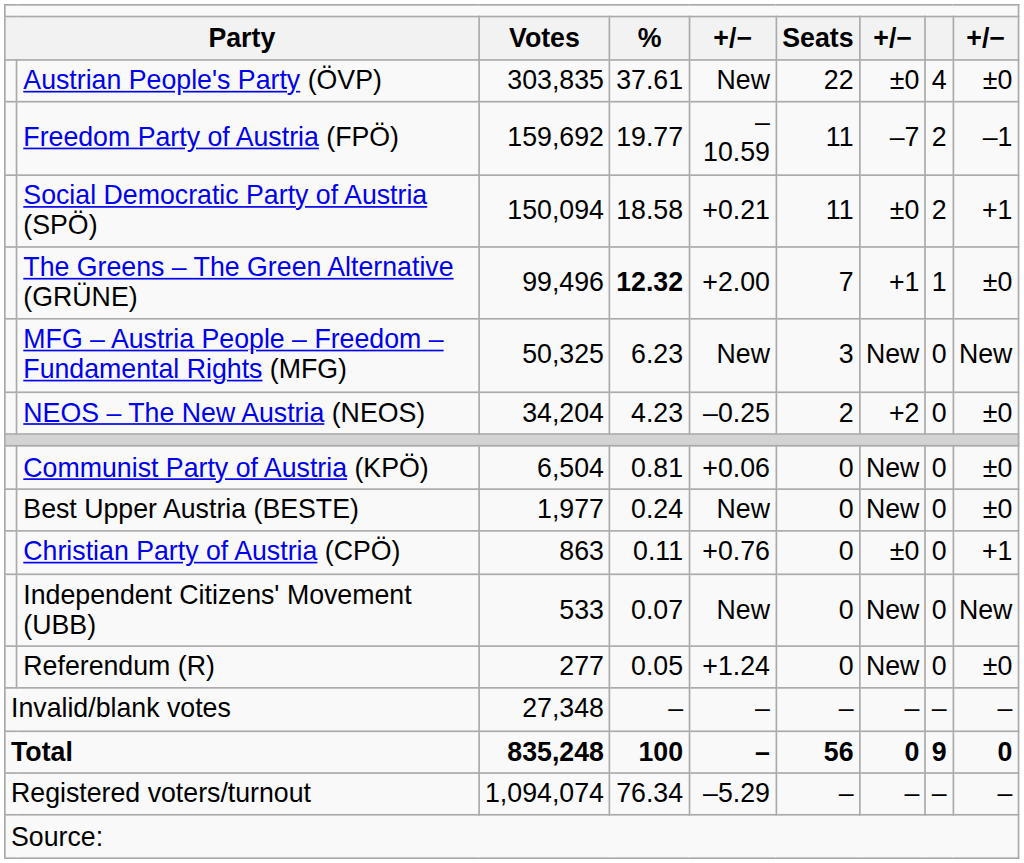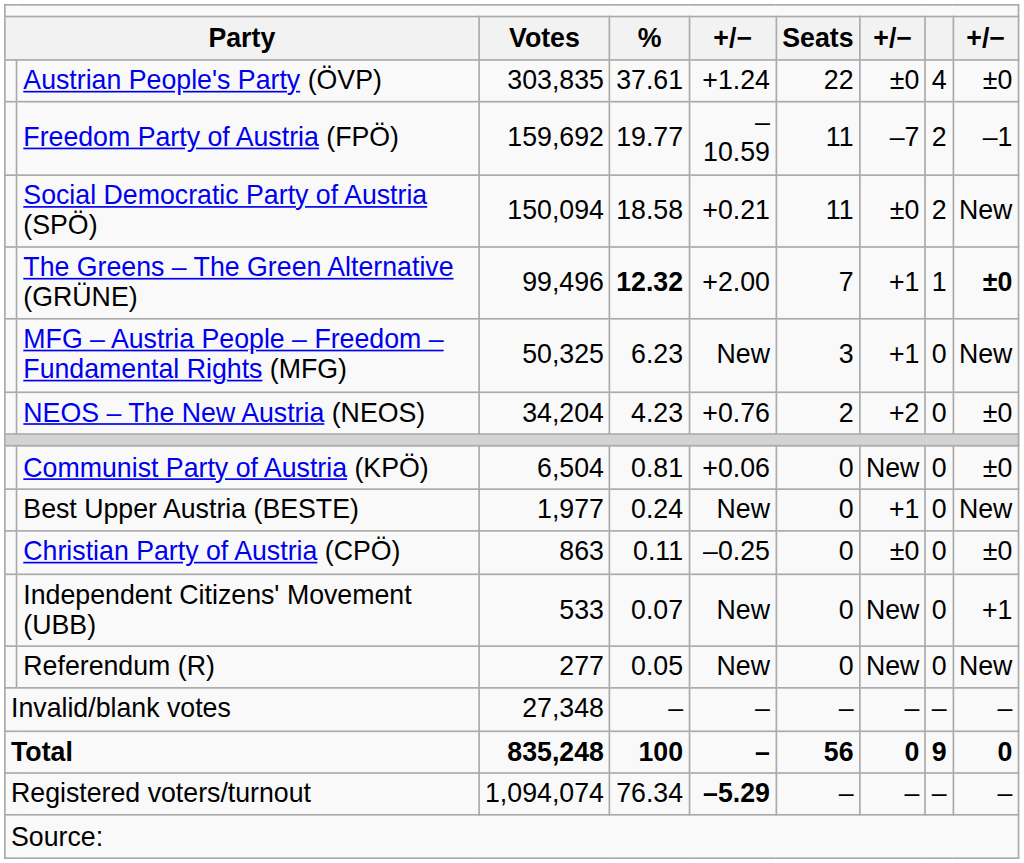(743, 80) New -> (736, 80) +1.24
(997, 210) +1 -> (986, 210) New
(998, 282) normal -> (998, 282) bold
(893, 355) New -> (904, 355) +1
(737, 412) –0.25 -> (736, 412) +0.76
(893, 509) New -> (904, 509) +1
(998, 509) ±0 -> (986, 509) New
(736, 551) +0.76 -> (737, 551) –0.25
(997, 551) +1 -> (998, 551) ±0
(986, 609) New -> (997, 609) +1
(736, 666) +1.24 -> (743, 666) New
(998, 666) ±0 -> (986, 666) New
(737, 793) normal -> (737, 793) bold
